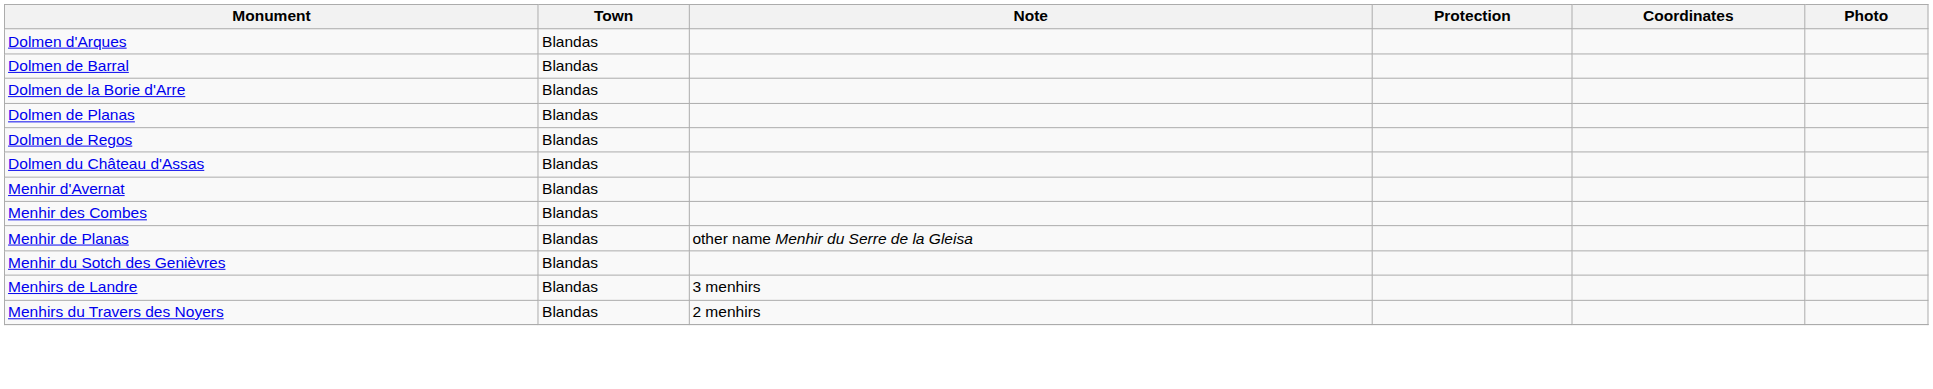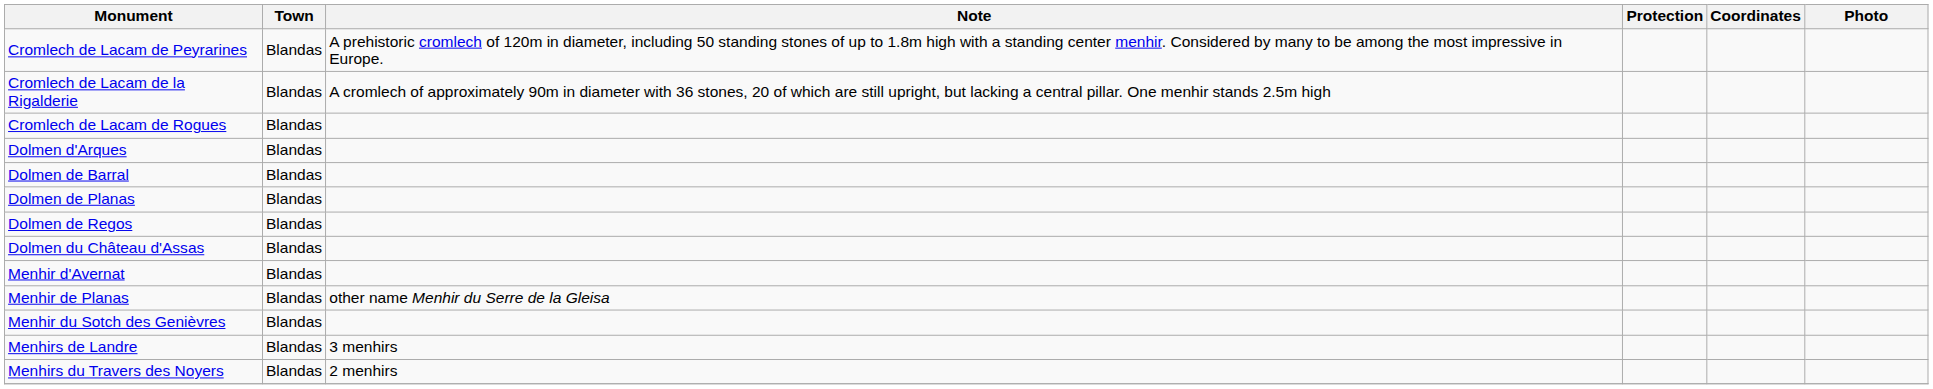+ row: (128, 50)
+ row: (96, 92)
+ row: (117, 125)
- row: (97, 90)
- row: (78, 213)
